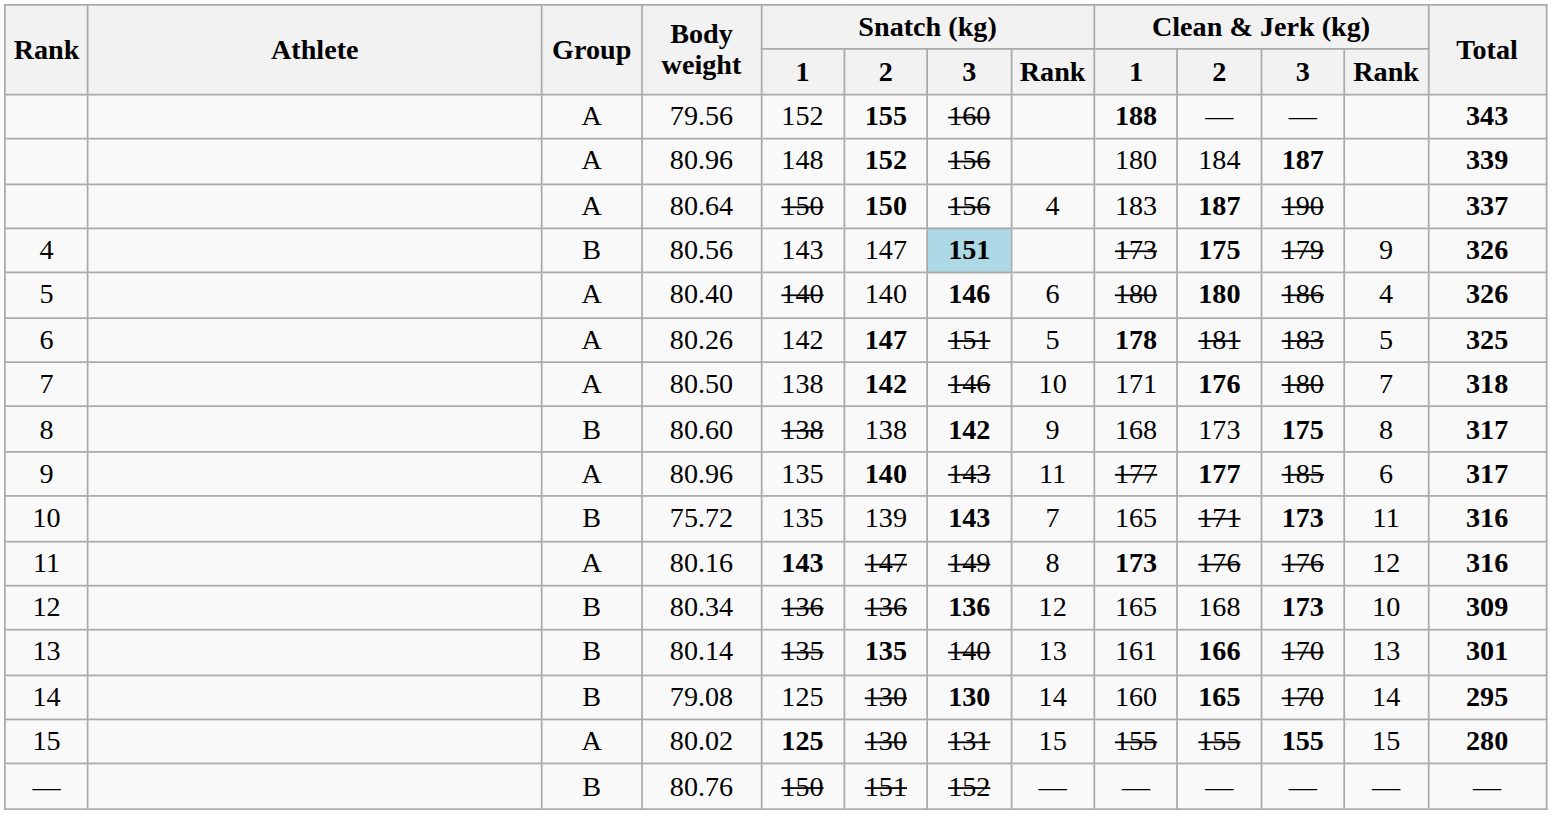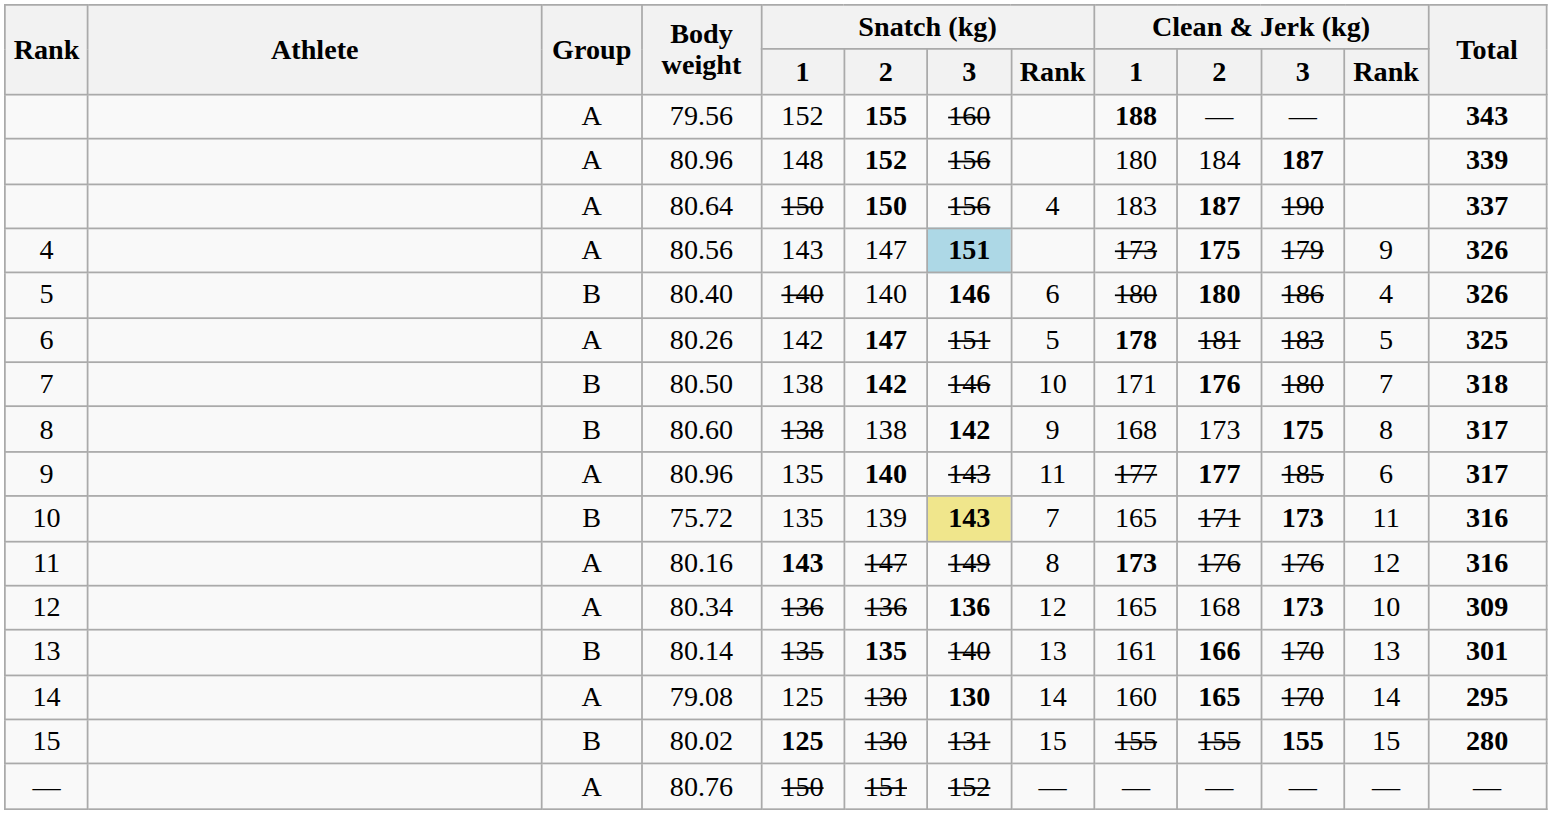(592, 250) B -> (592, 250) A
(592, 294) A -> (592, 294) B
(592, 384) A -> (592, 384) B
(969, 518) no background -> (969, 518) khaki background
(592, 607) B -> (592, 607) A
(592, 696) B -> (592, 696) A
(592, 741) A -> (592, 741) B
(592, 786) B -> (592, 786) A
